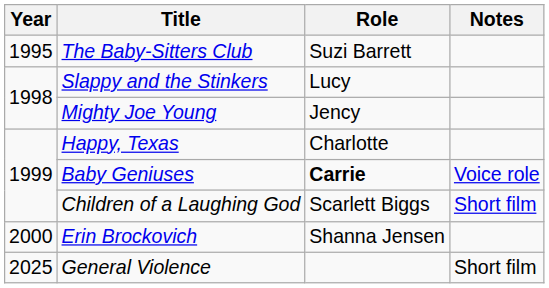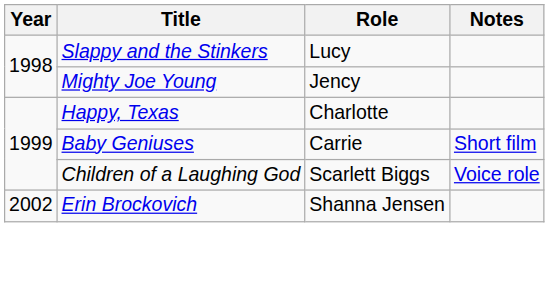- row: (157, 50)
(337, 174) bold -> (336, 143) normal
(497, 174) Voice role -> (495, 143) Short film
(495, 205) Short film -> (497, 174) Voice role
(31, 236) 2000 -> (31, 205) 2002
- row: (136, 267)
